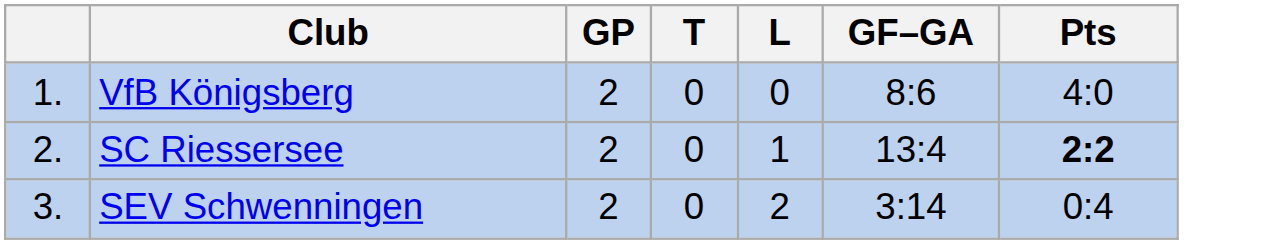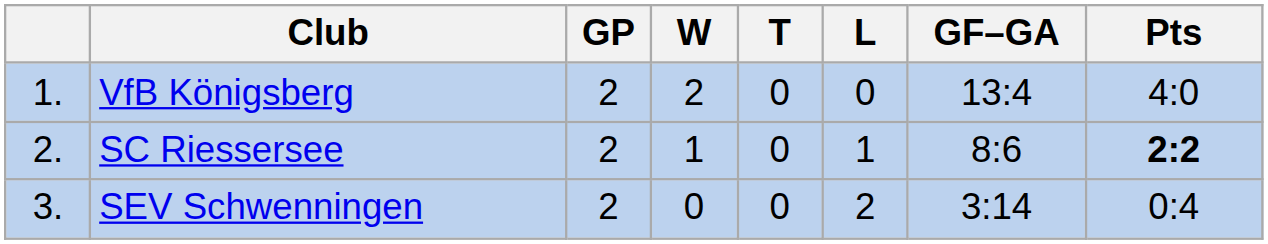+ column: (694, 33)
(911, 91) 8:6 -> (997, 91) 13:4
(911, 149) 13:4 -> (997, 149) 8:6
